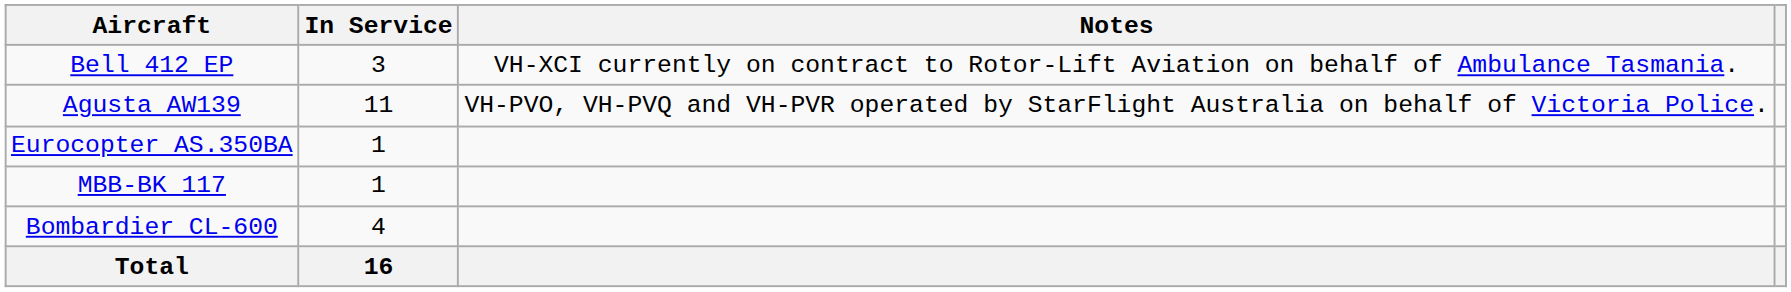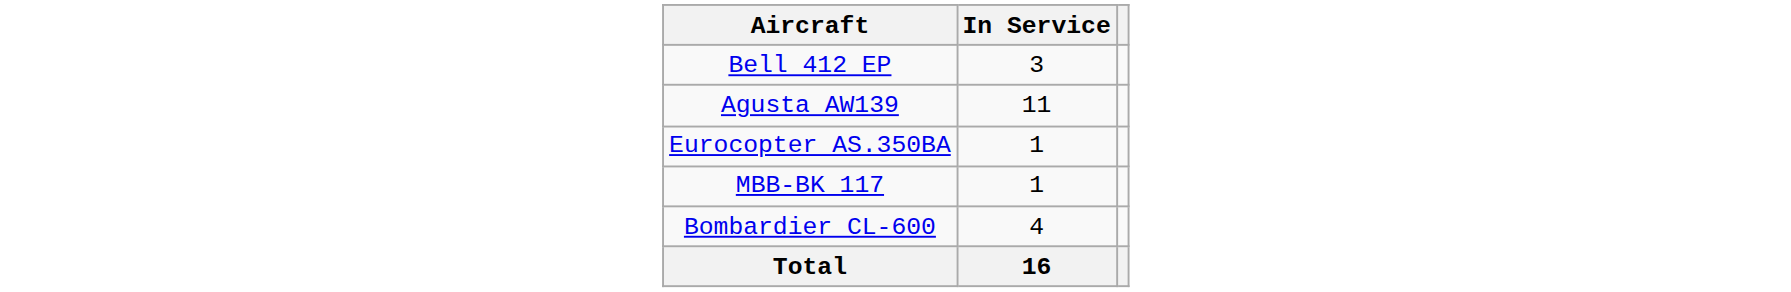- column: (1117, 25)
